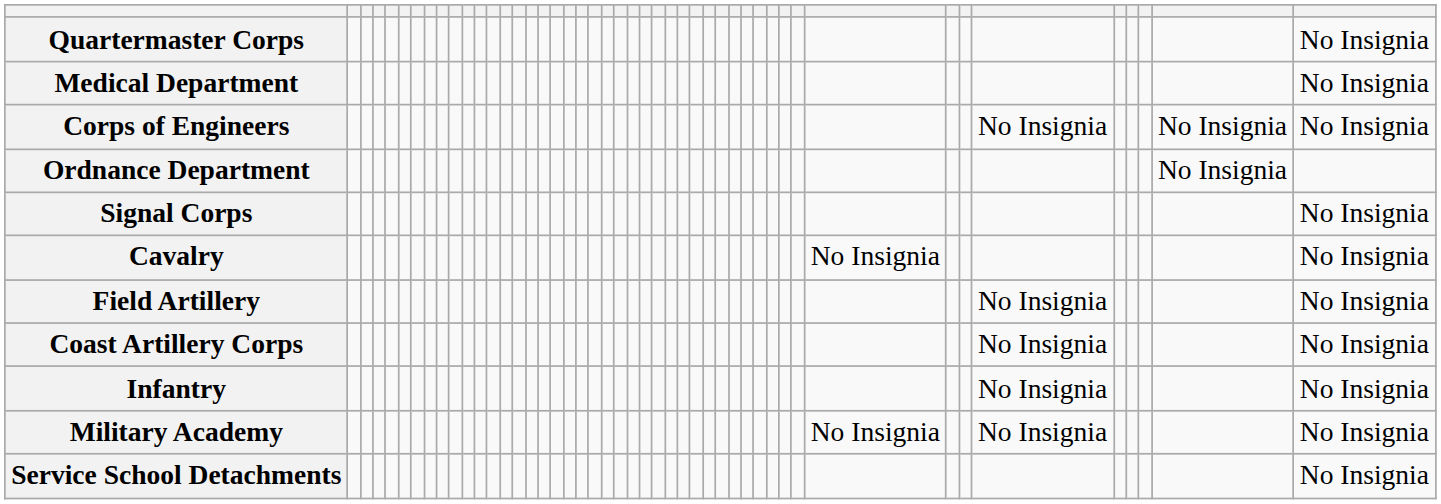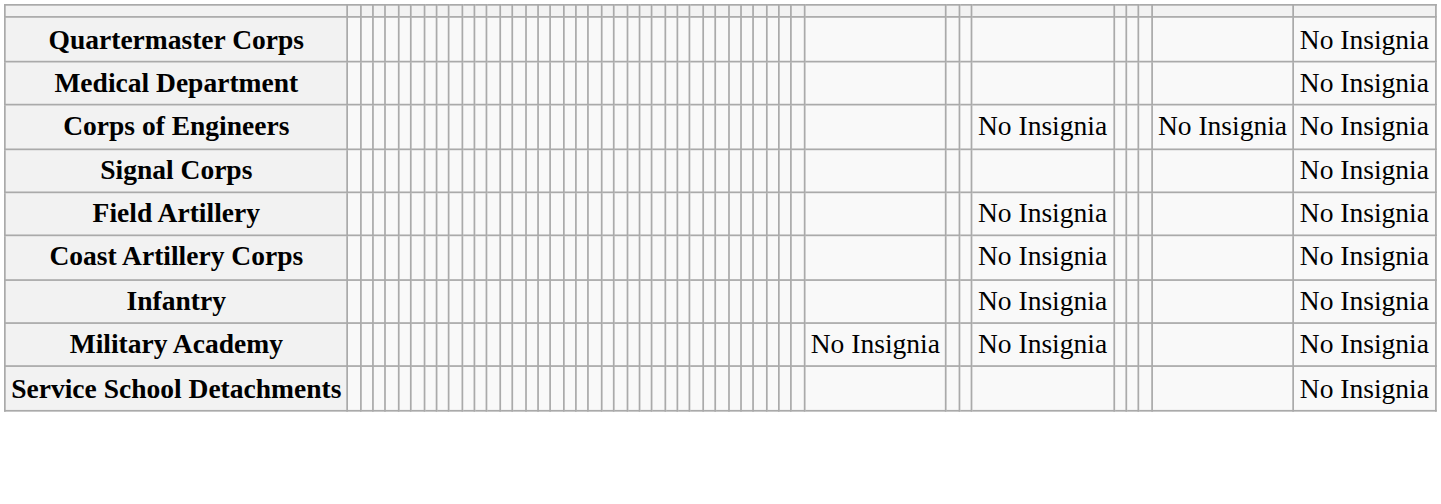- row: (176, 169)
- row: (176, 257)
